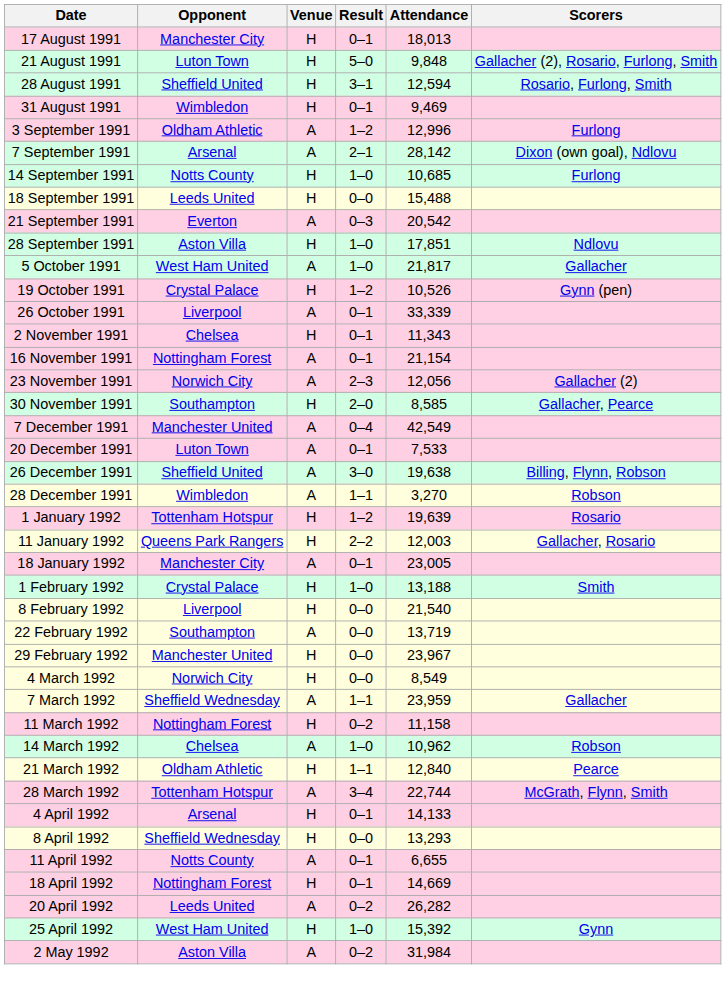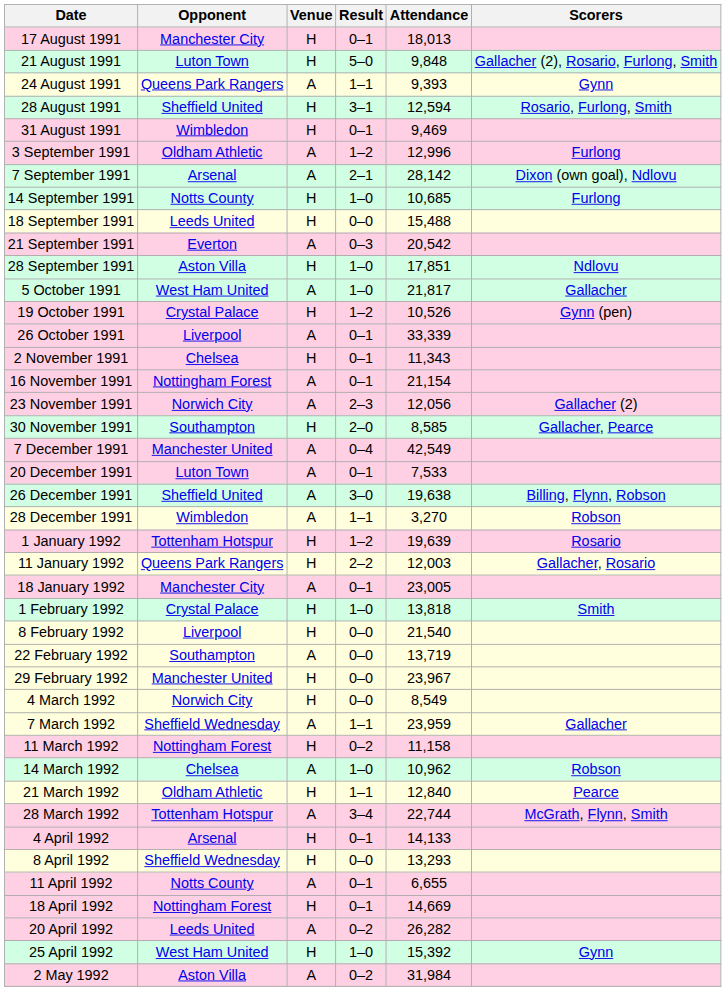+ row: (71, 84)
(429, 586) 13,188 -> (429, 609) 13,818
